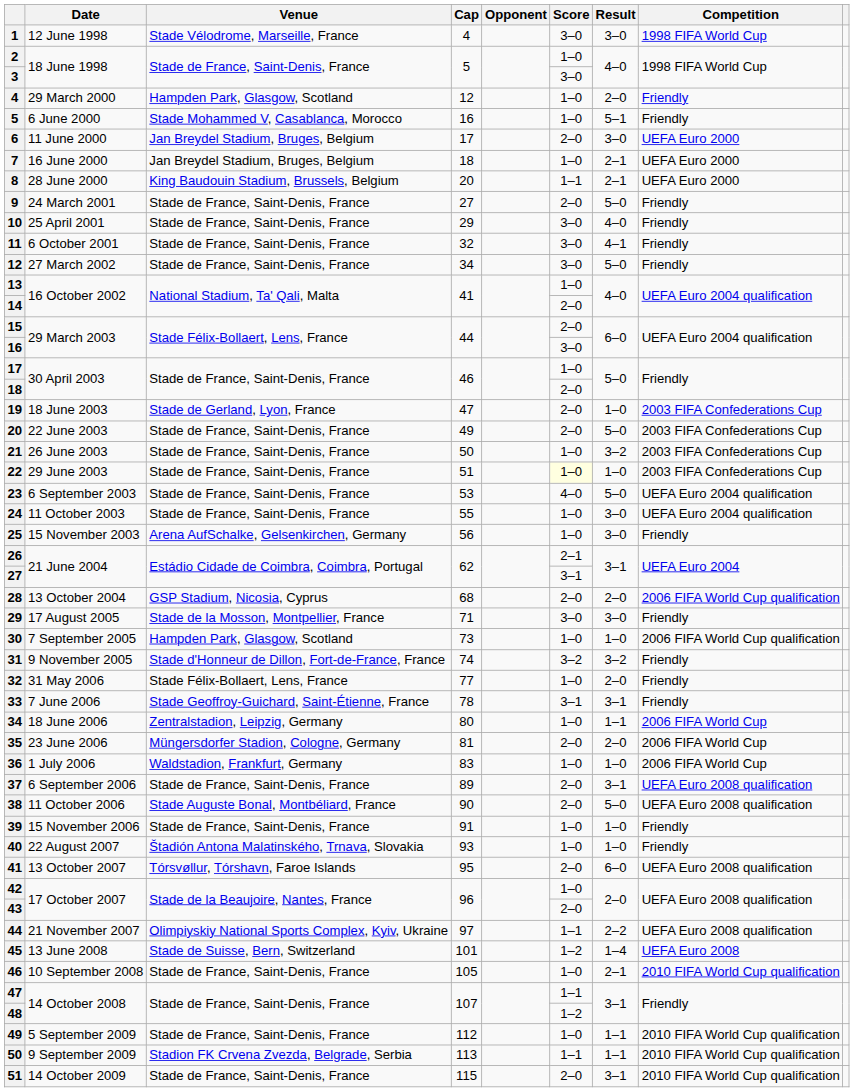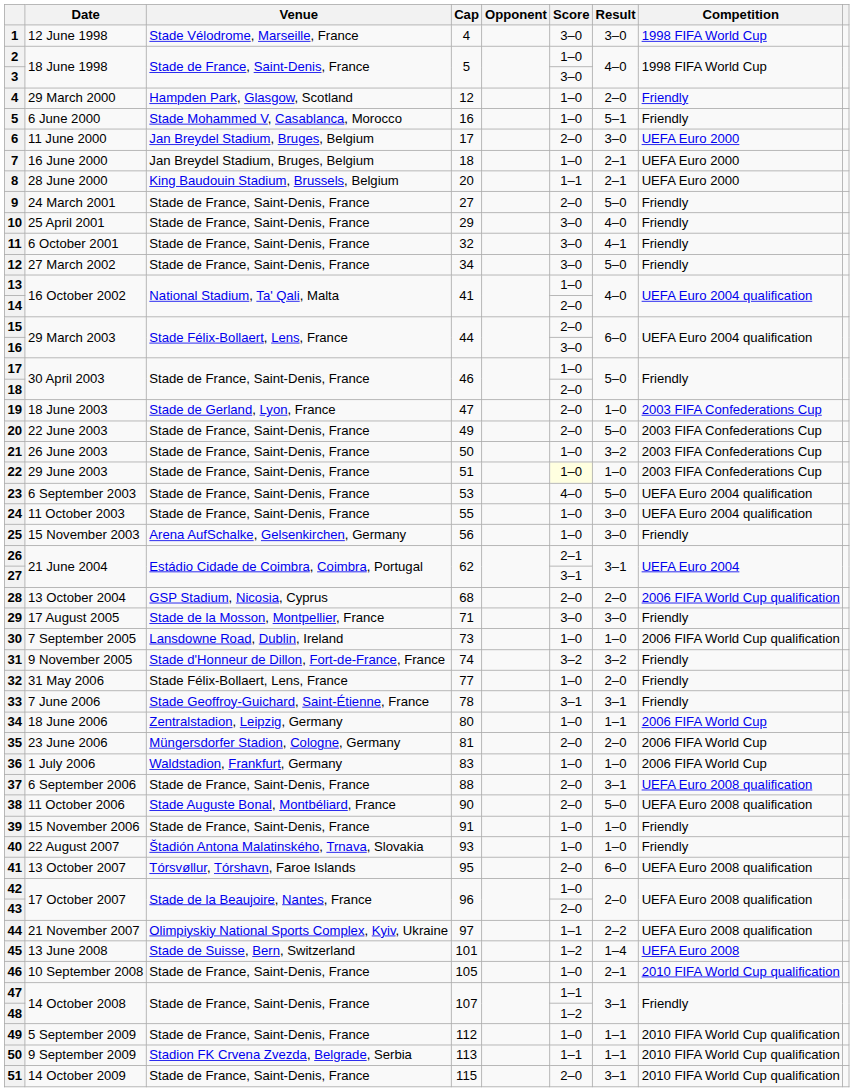(251, 639) Hampden Park, Glasgow, Scotland -> (246, 639) Lansdowne Road, Dublin, Ireland
(467, 784) 89 -> (467, 784) 88
